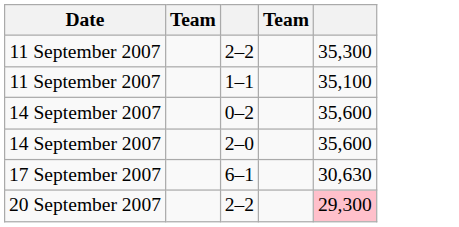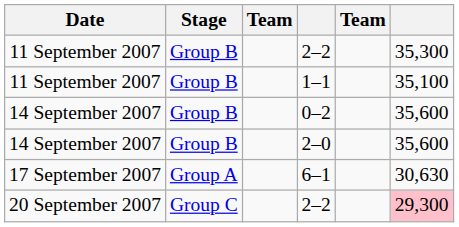+ column: (204, 19)
